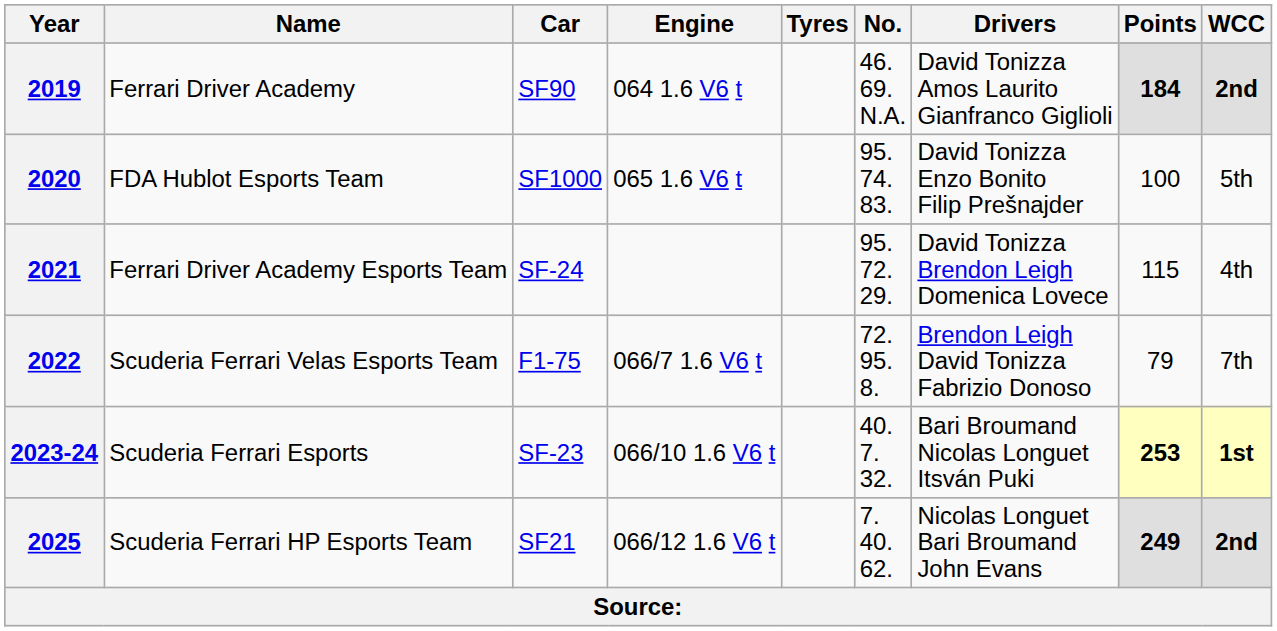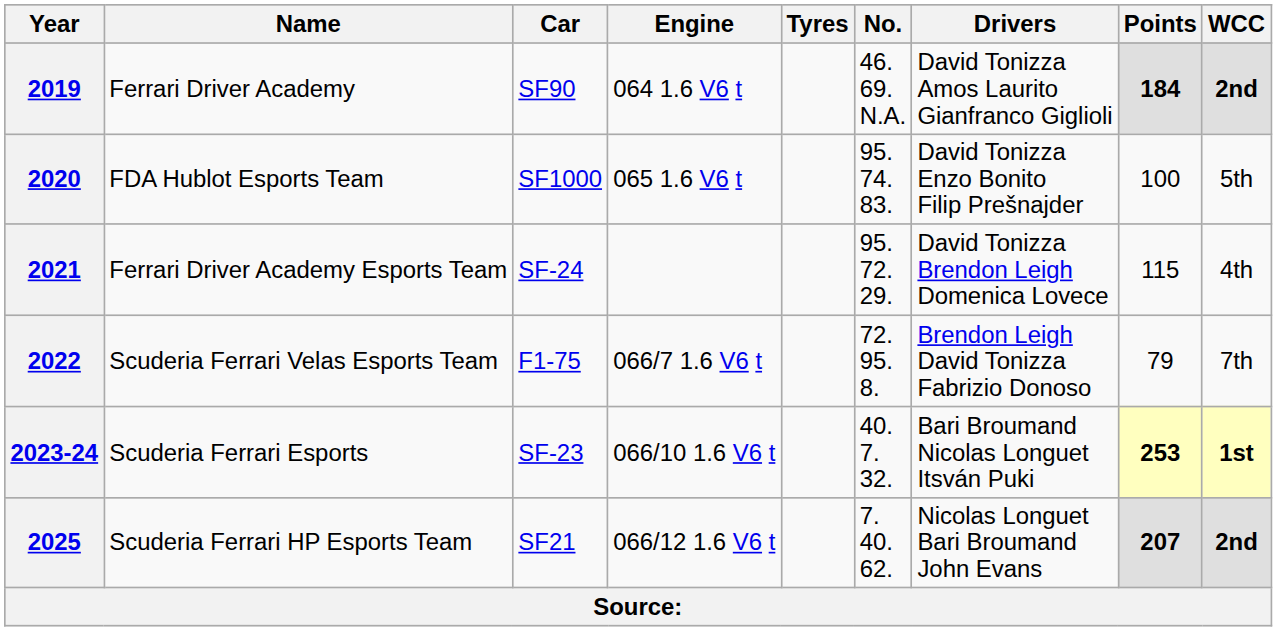(1160, 543) 249 -> (1160, 543) 207
